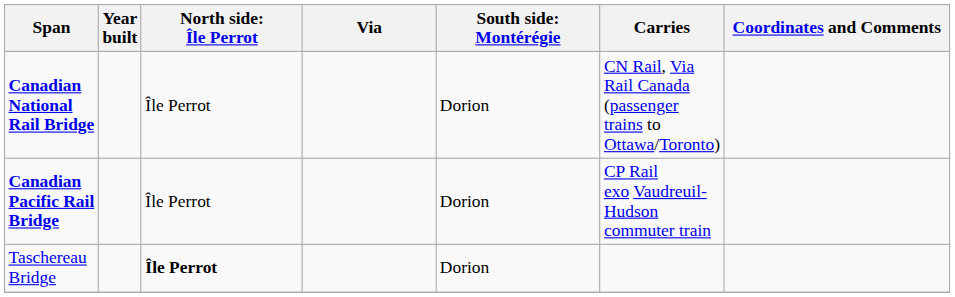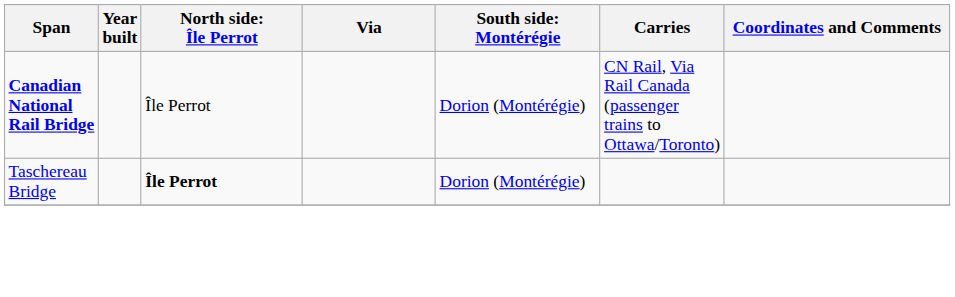(465, 104) Dorion -> (512, 104) Dorion (Montérégie)
- row: (51, 201)
(465, 268) Dorion -> (512, 181) Dorion (Montérégie)
